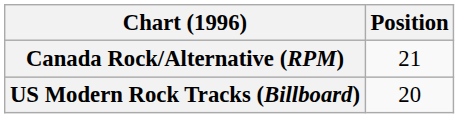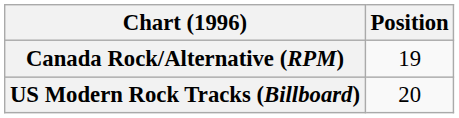(410, 58) 21 -> (410, 58) 19
